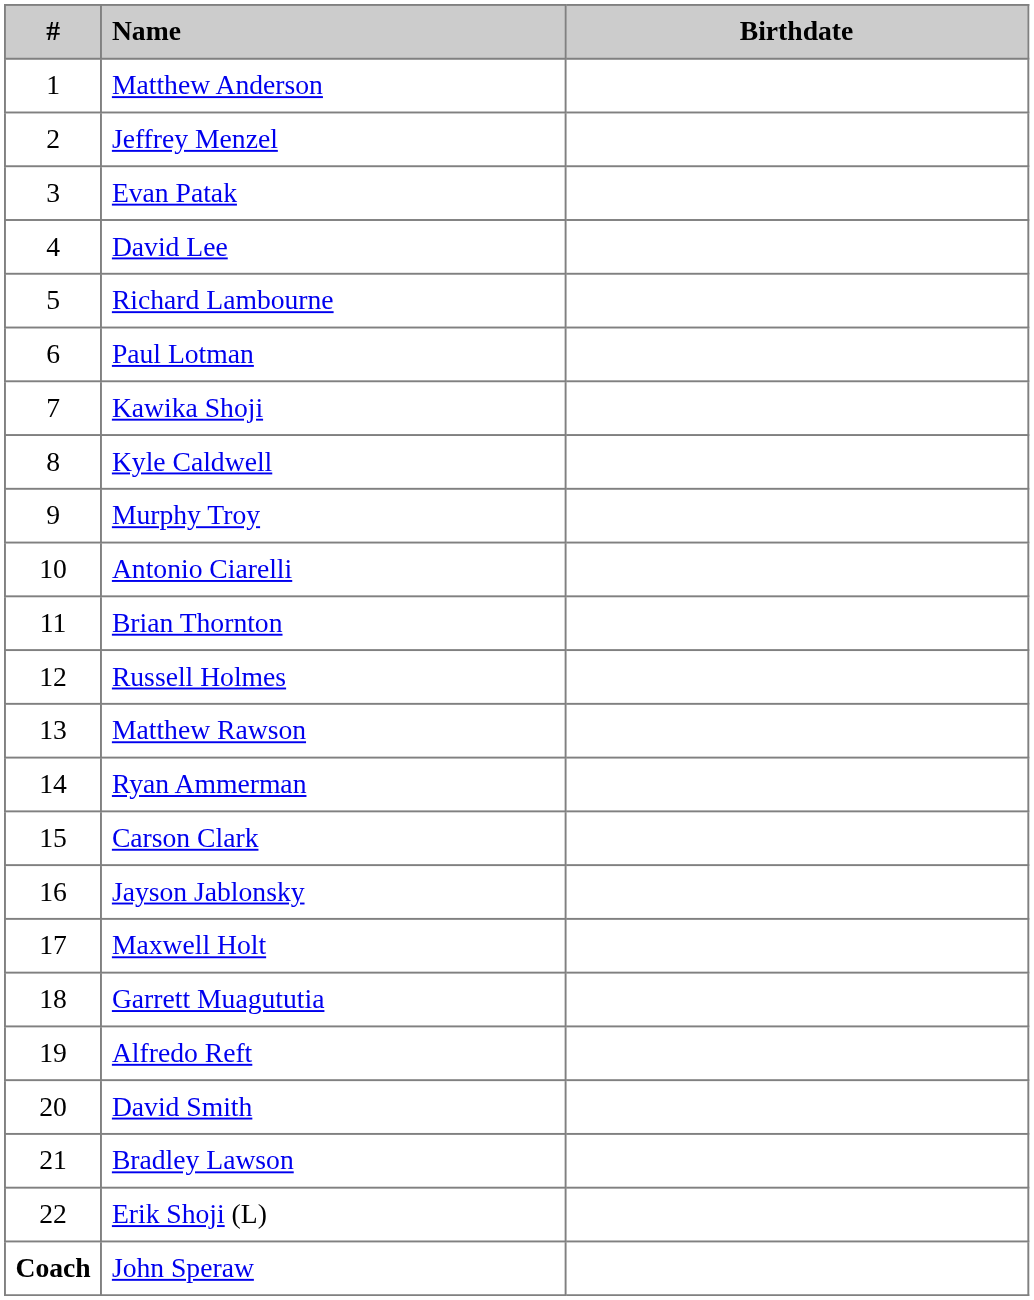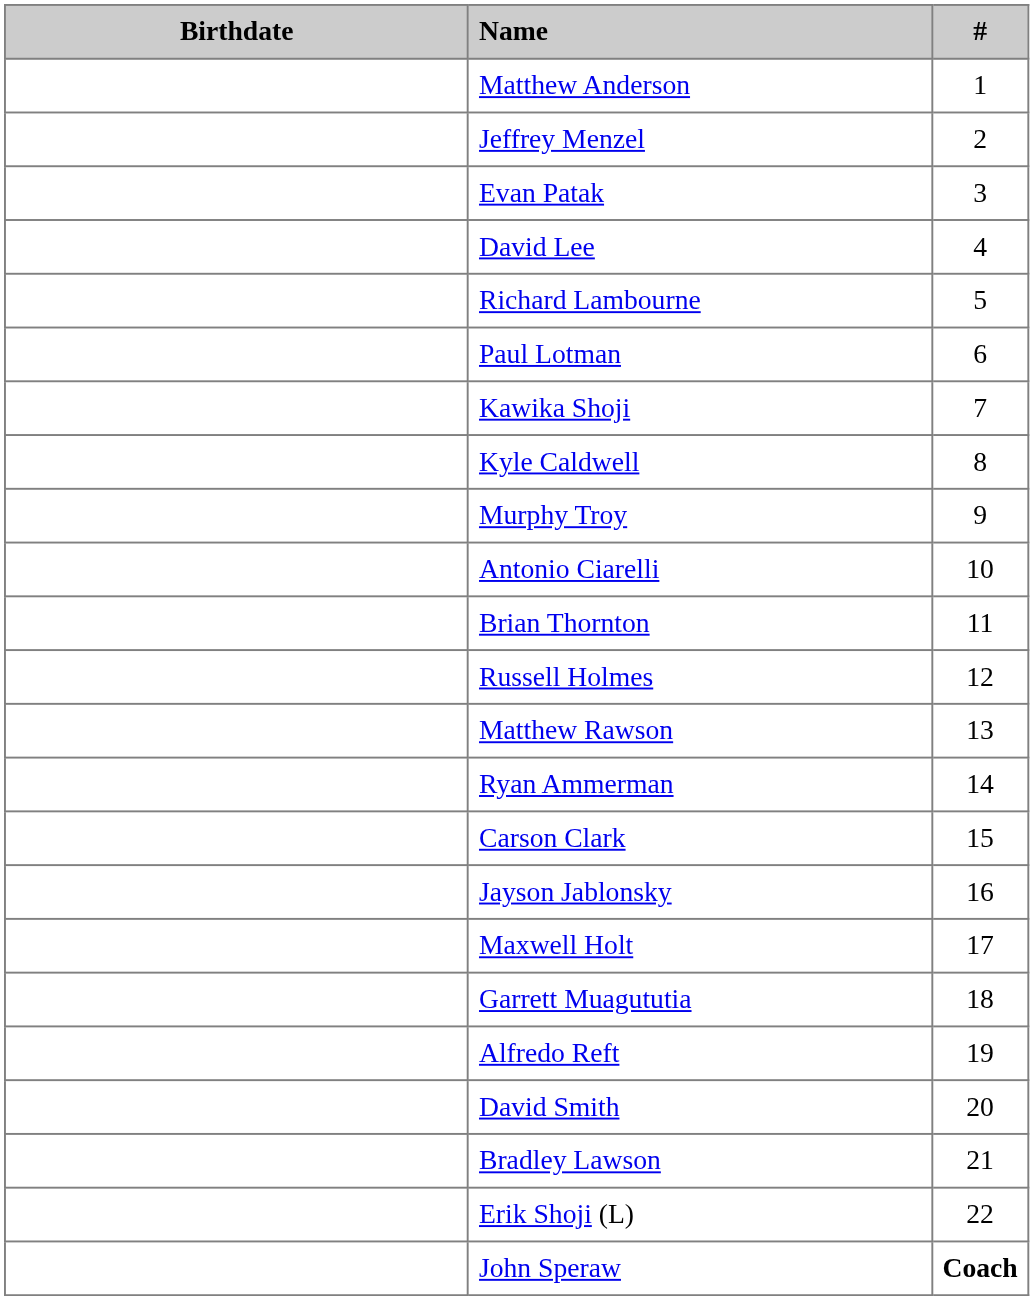columns swapped: (53, 31) <-> (797, 31)
